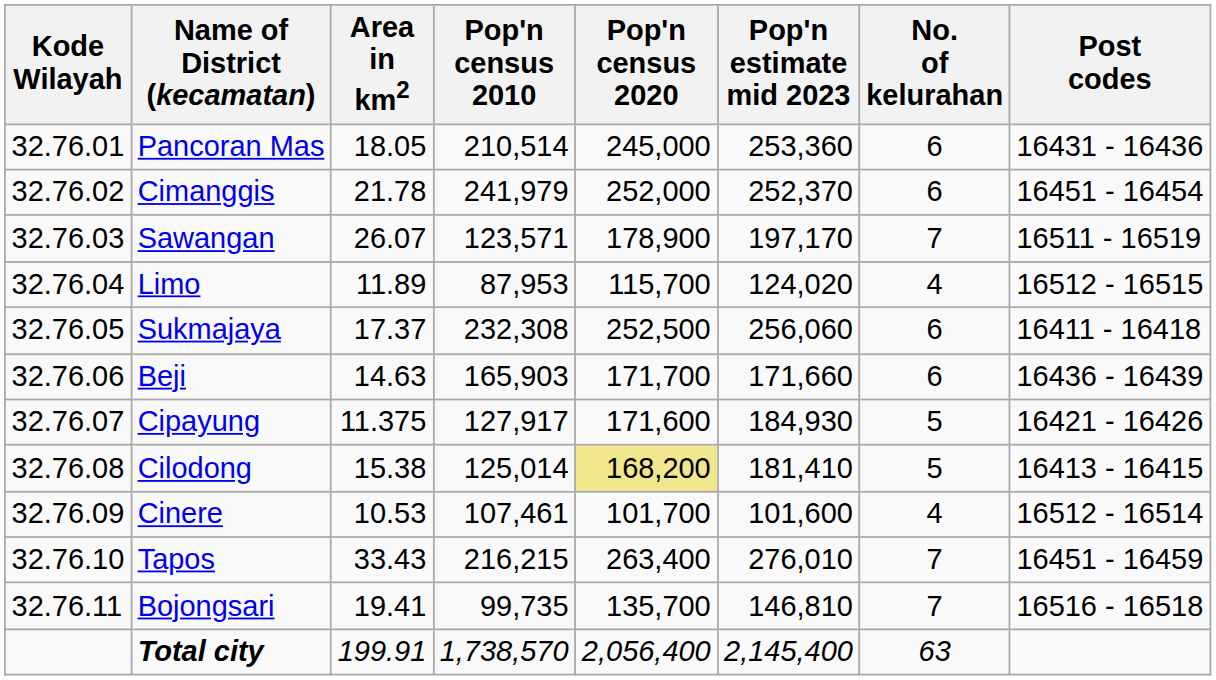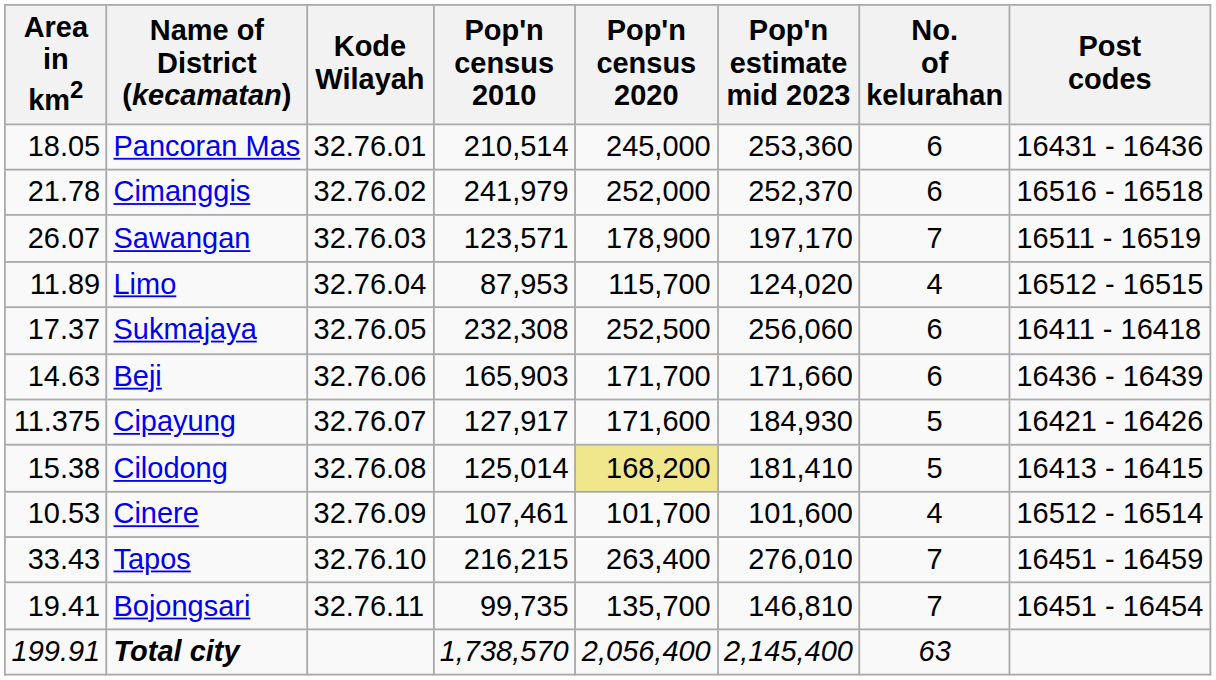columns swapped: (68, 63) <-> (382, 63)
(1110, 192) 16451 - 16454 -> (1110, 192) 16516 - 16518
(1110, 605) 16516 - 16518 -> (1110, 605) 16451 - 16454
